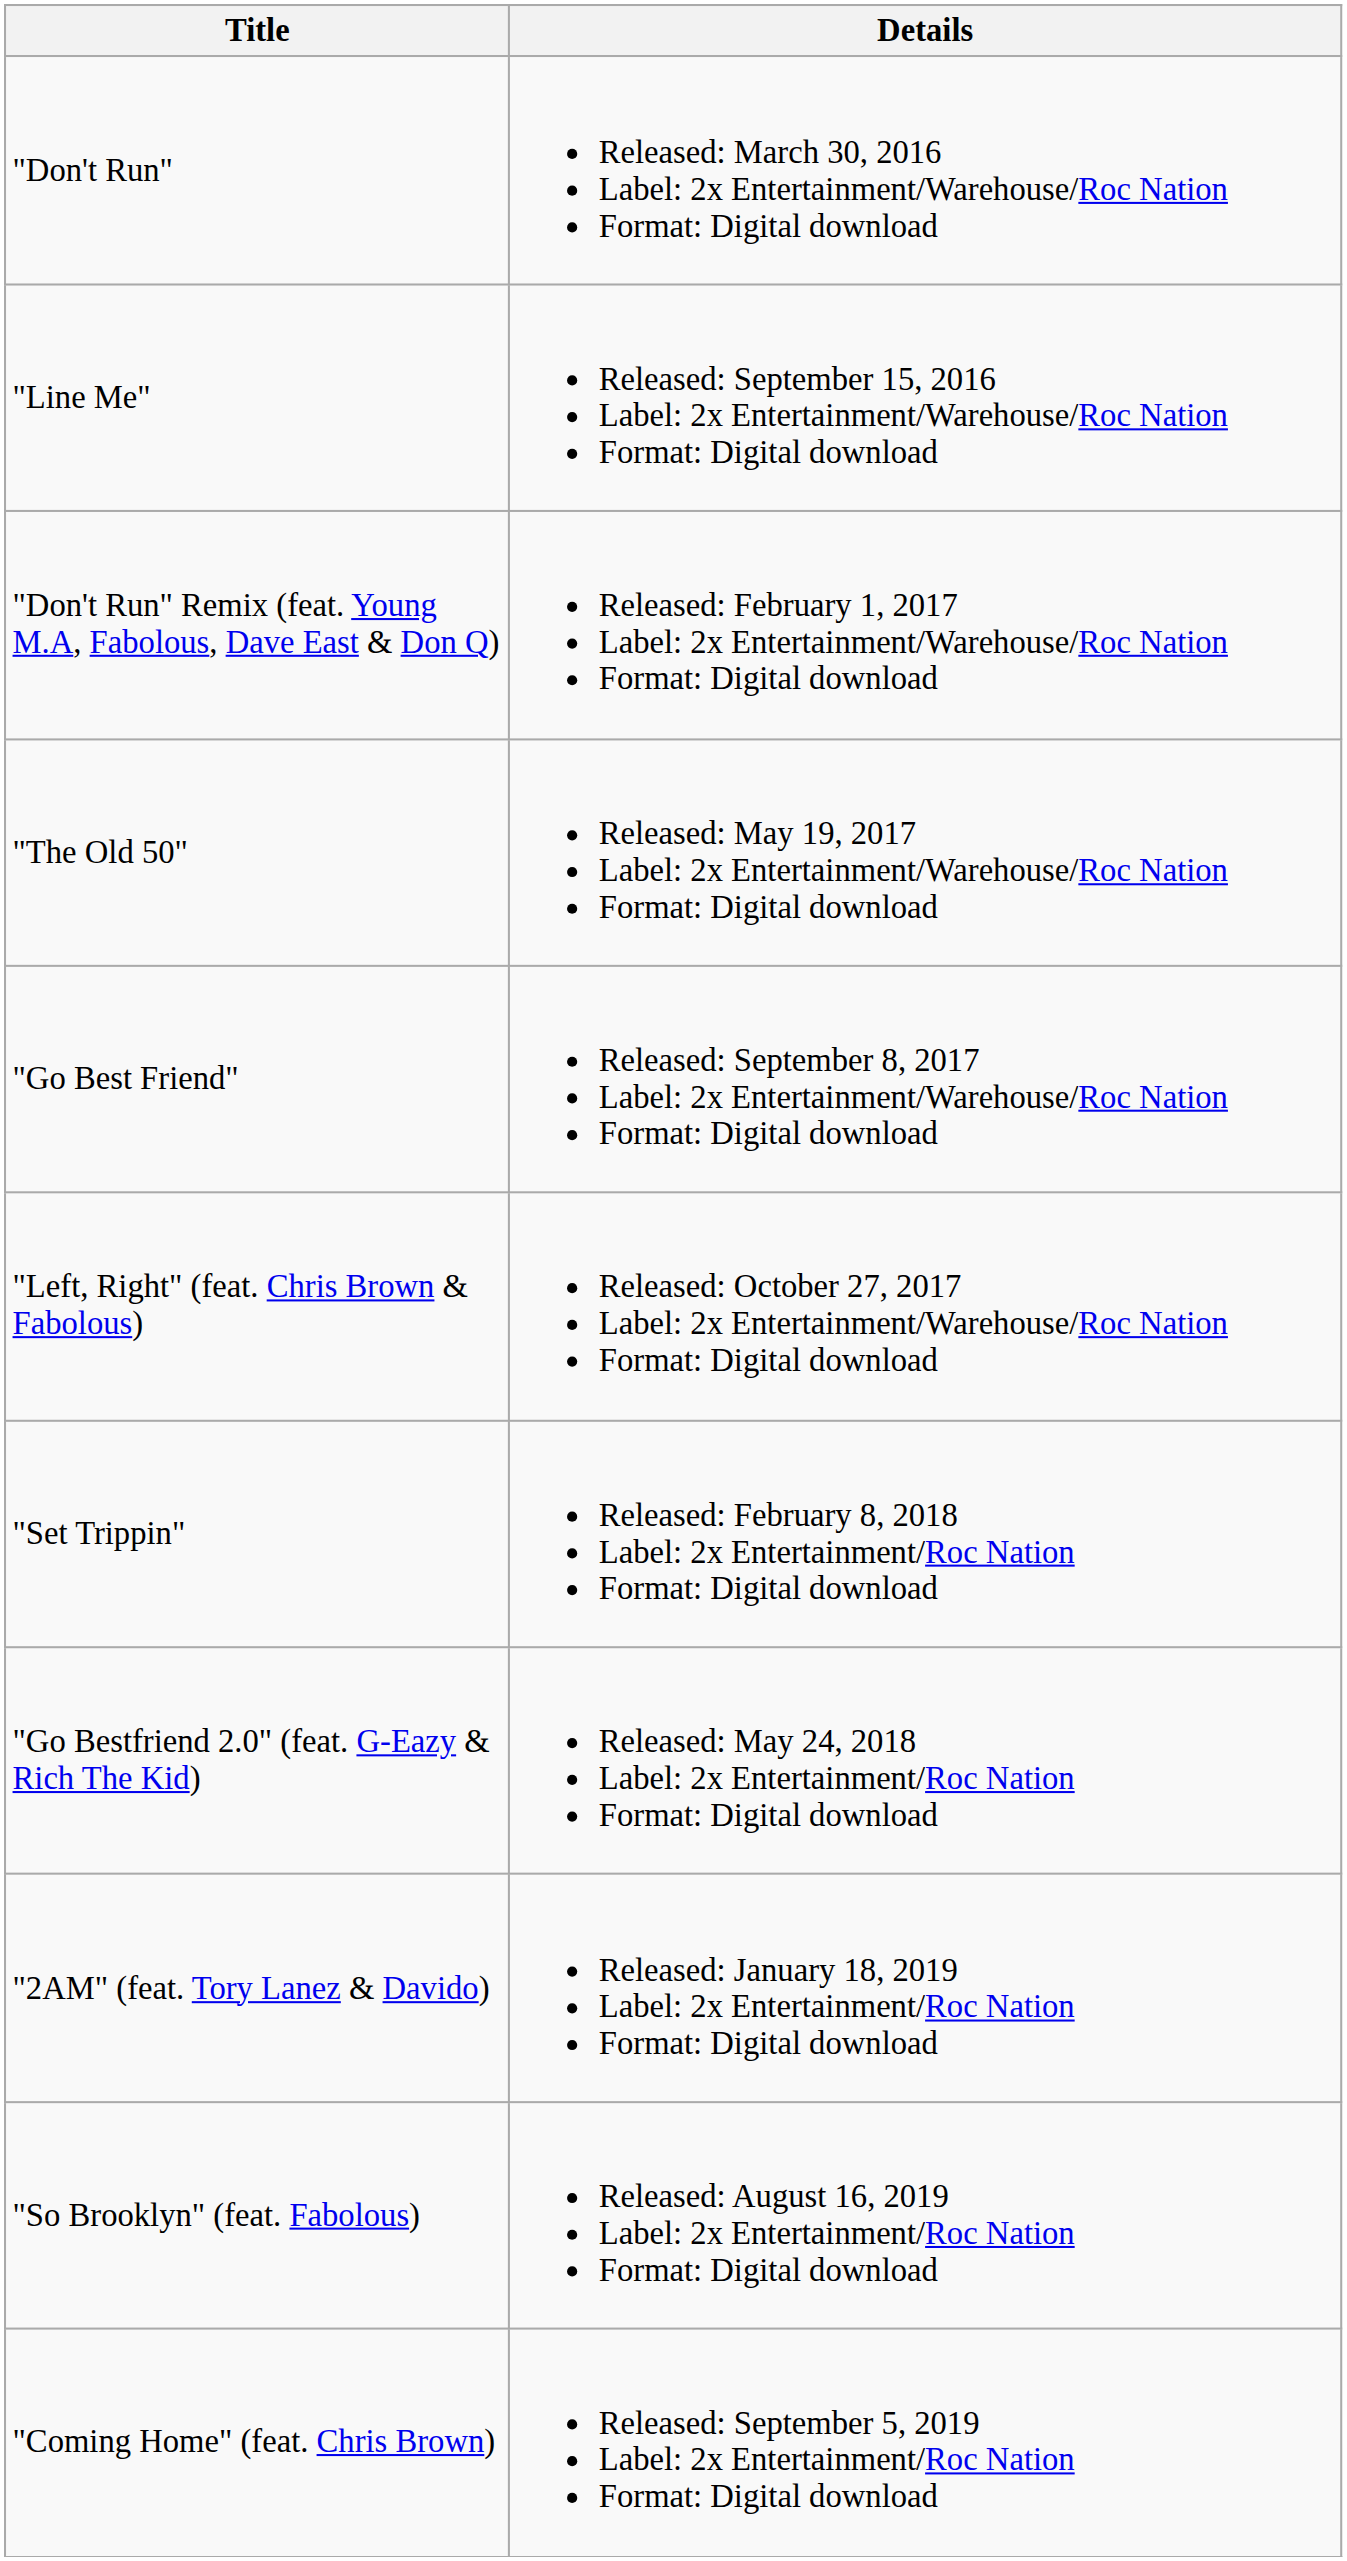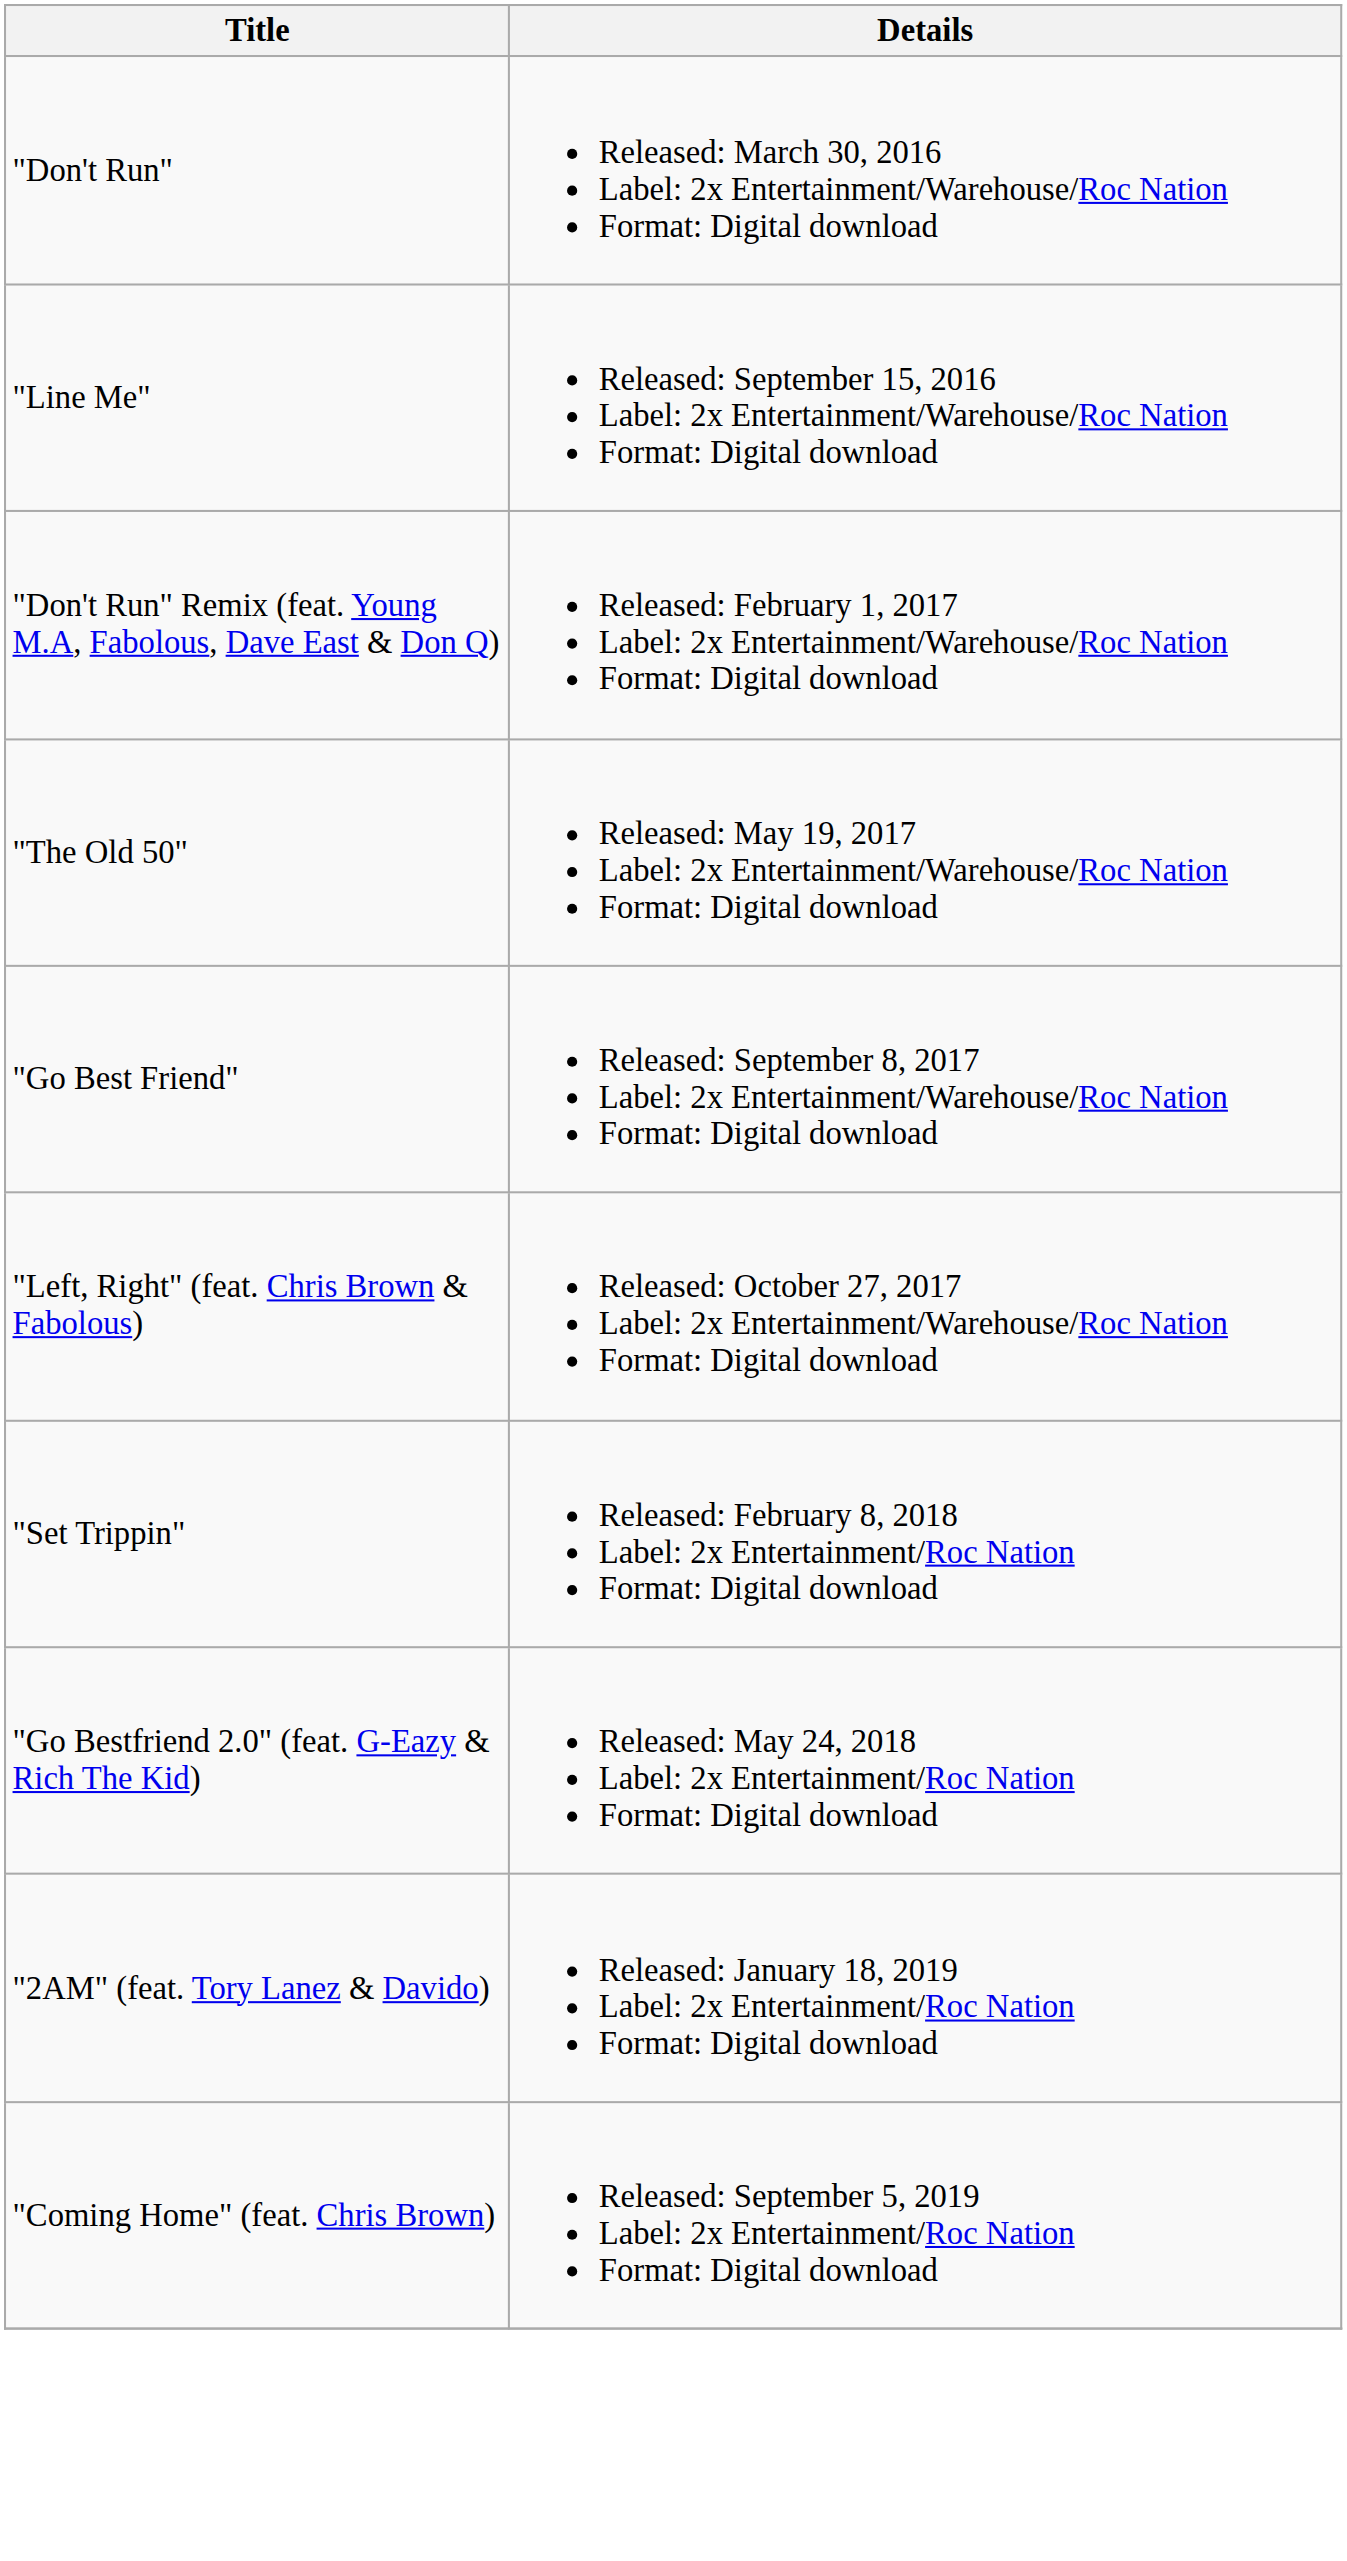- row: (216, 2214)
